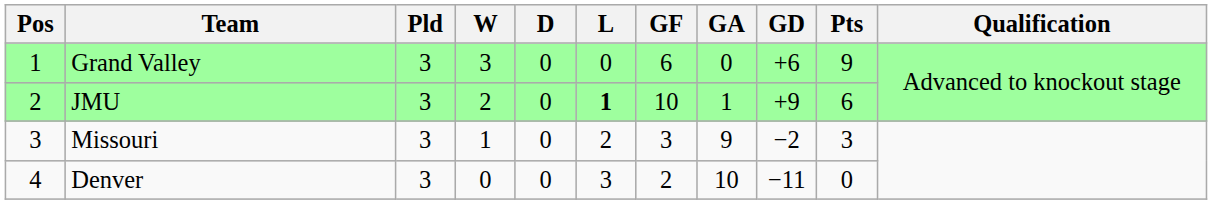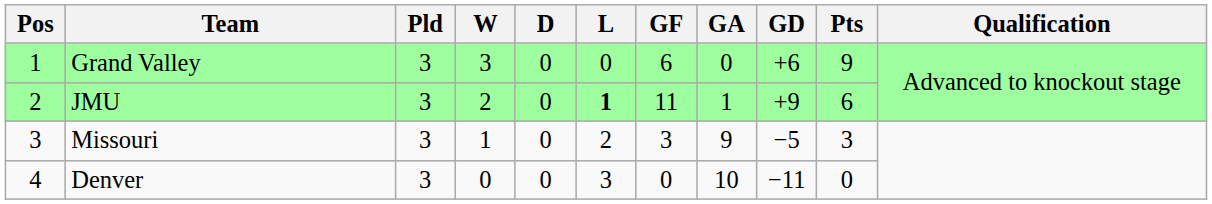(666, 101) 10 -> (666, 101) 11
(787, 140) −2 -> (787, 140) −5
(666, 179) 2 -> (666, 179) 0
